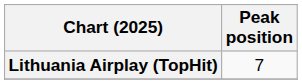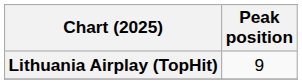(259, 65) 7 -> (259, 65) 9
